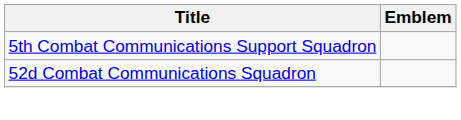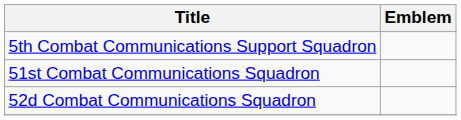+ row: (164, 73)
